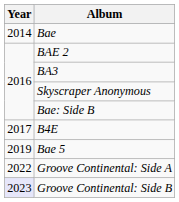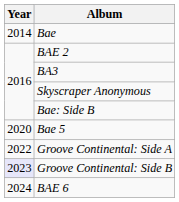- row: (48, 129)
(19, 149) 2019 -> (19, 129) 2020
+ row: (53, 187)
